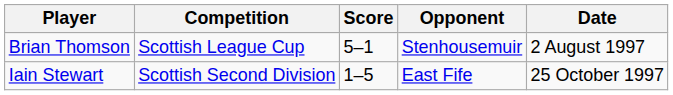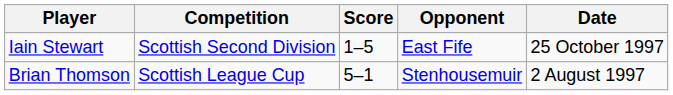rows swapped: (69, 47) <-> (56, 75)
